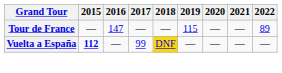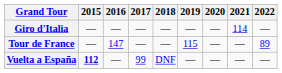+ row: (41, 28)
(165, 44) gold background -> (165, 60) no background
